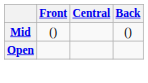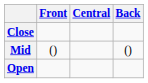+ row: (20, 31)
